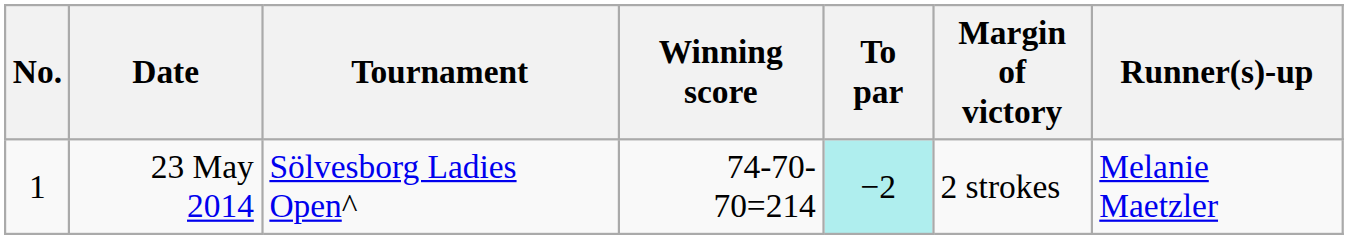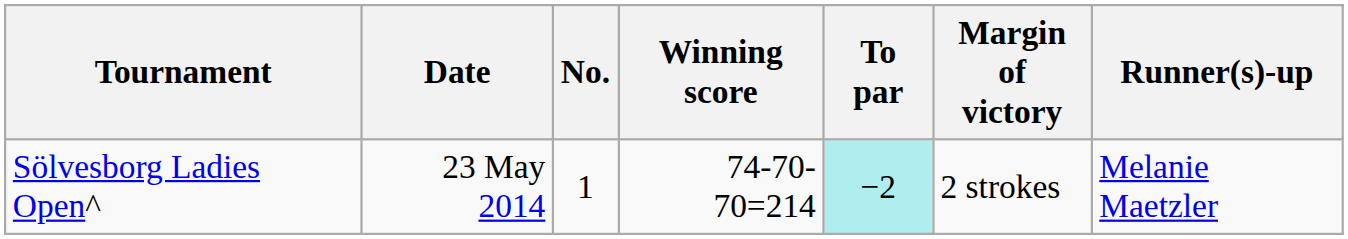columns swapped: (37, 71) <-> (440, 71)
